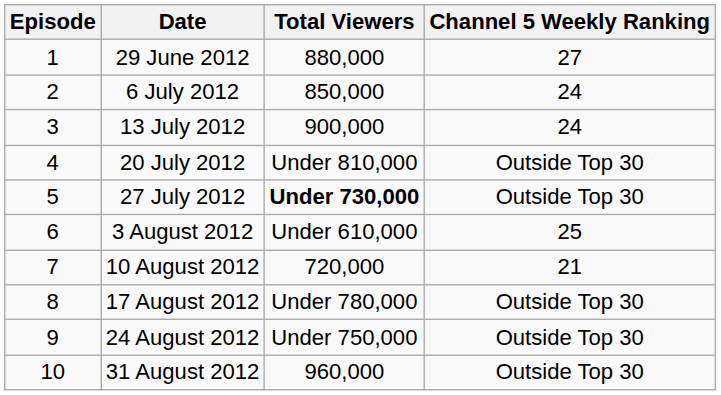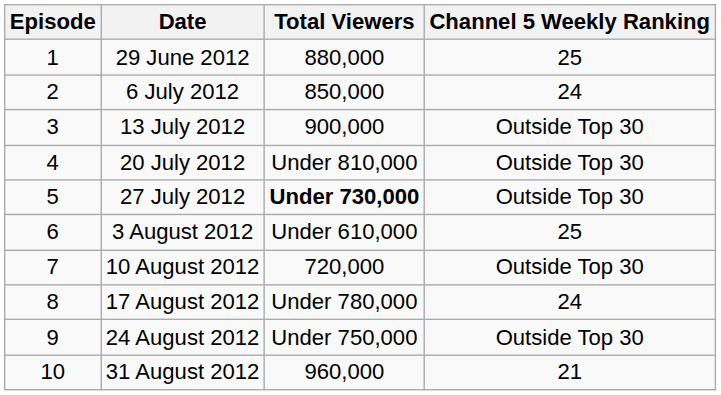(570, 57) 27 -> (570, 57) 25
(570, 127) 24 -> (570, 127) Outside Top 30
(570, 267) 21 -> (570, 267) Outside Top 30
(570, 302) Outside Top 30 -> (570, 302) 24
(570, 372) Outside Top 30 -> (570, 372) 21
